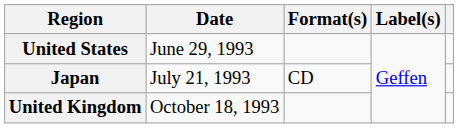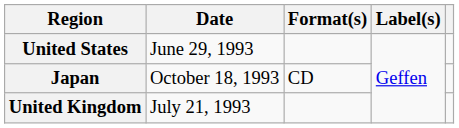(200, 78) July 21, 1993 -> (215, 78) October 18, 1993
(215, 107) October 18, 1993 -> (200, 107) July 21, 1993
